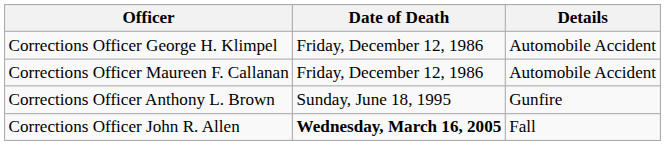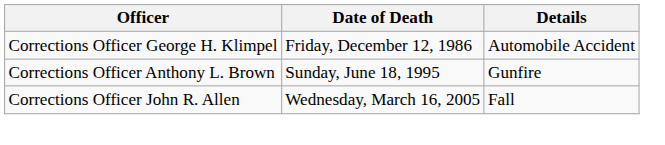- row: (149, 72)
(399, 126) bold -> (383, 99) normal
